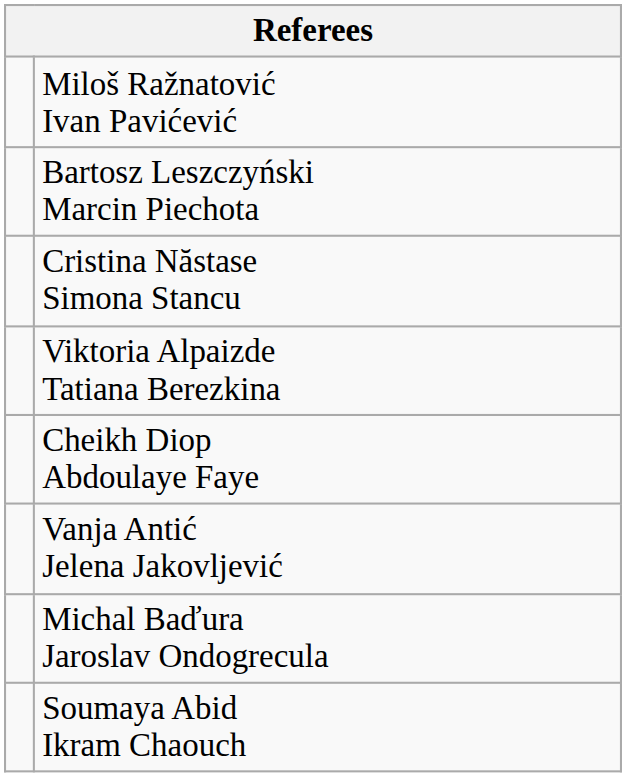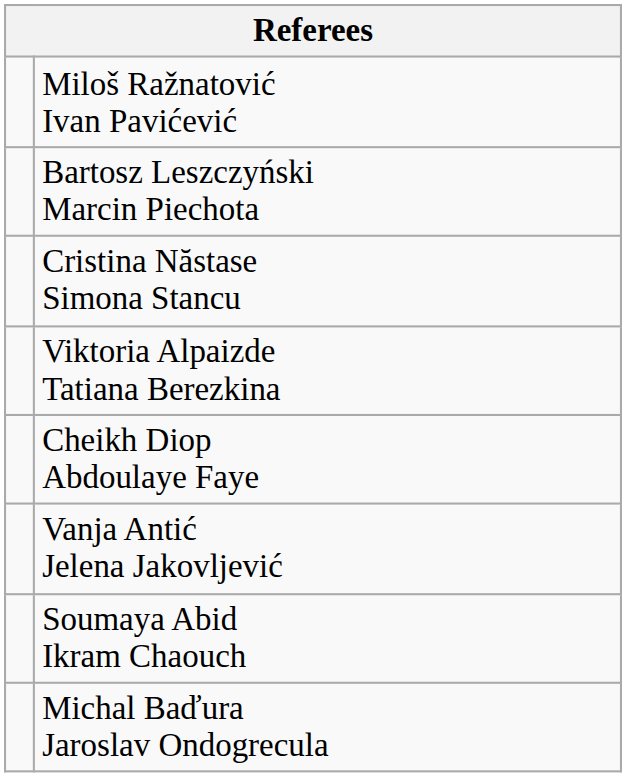rows swapped: (185, 637) <-> (144, 726)
